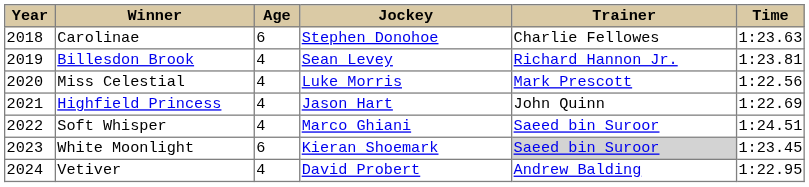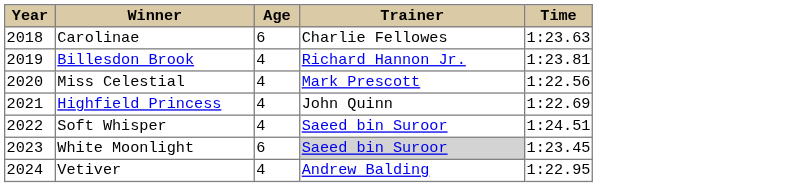- column: (406, 16)
